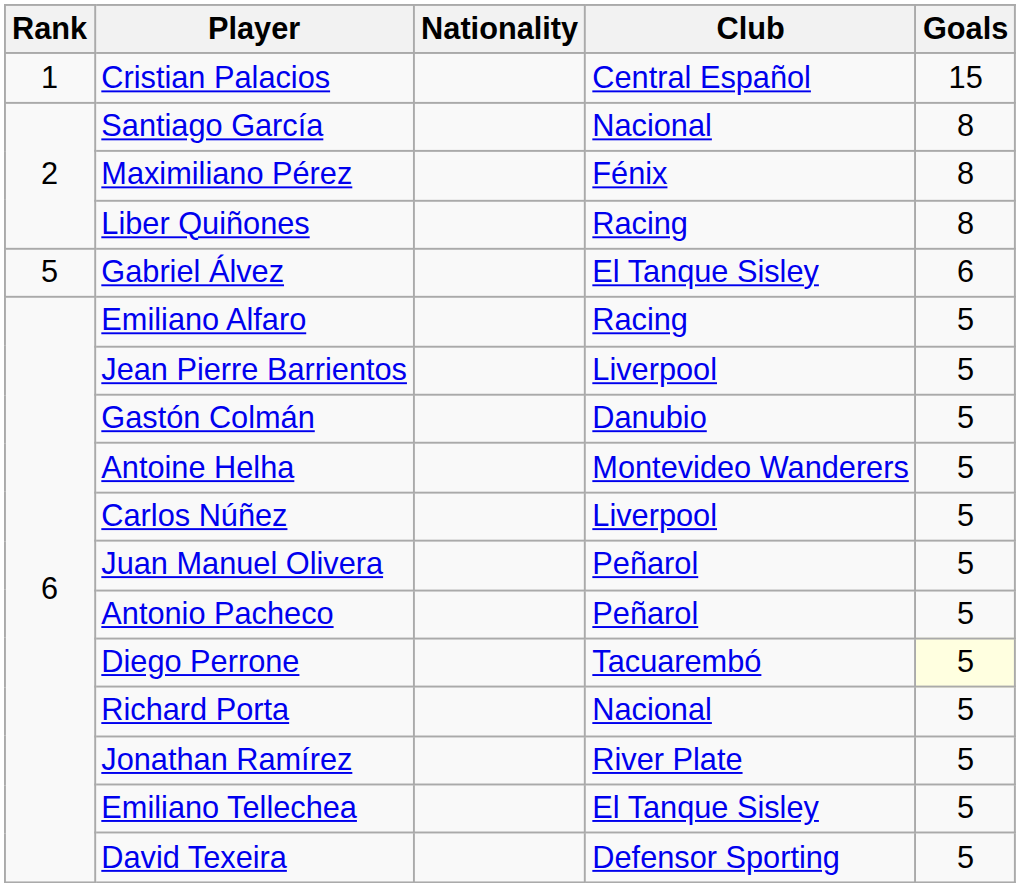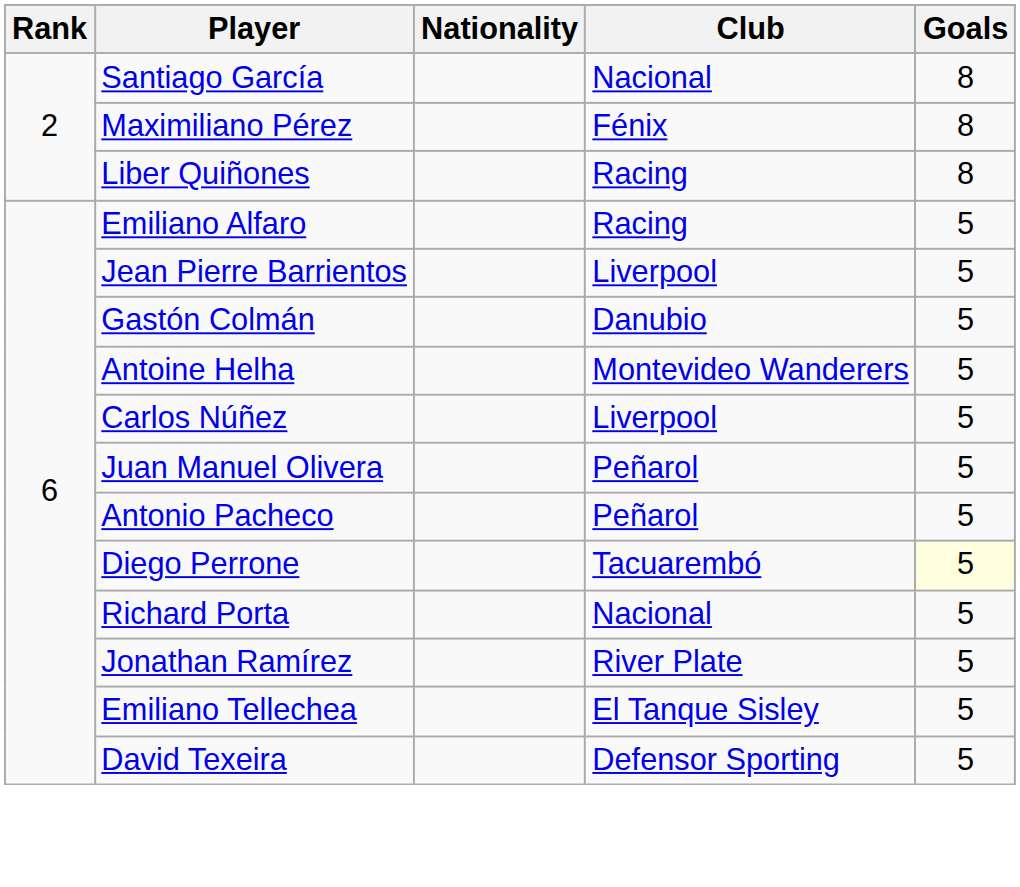- row: (216, 77)
- row: (193, 272)
